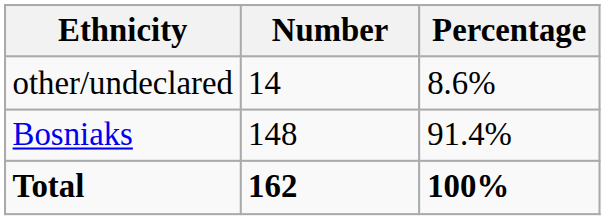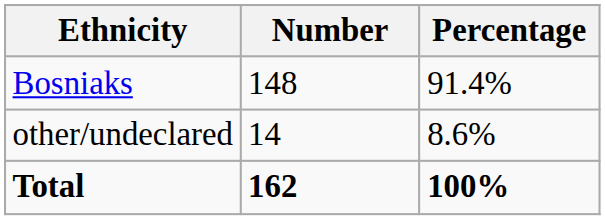rows swapped: (73, 134) <-> (123, 82)
